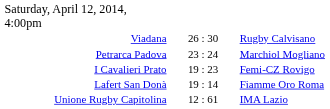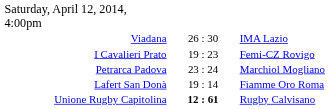(277, 39) Rugby Calvisano -> (264, 39) IMA Lazio
rows swapped: (130, 69) <-> (131, 54)
(203, 99) normal -> (203, 99) bold
(264, 99) IMA Lazio -> (277, 99) Rugby Calvisano
